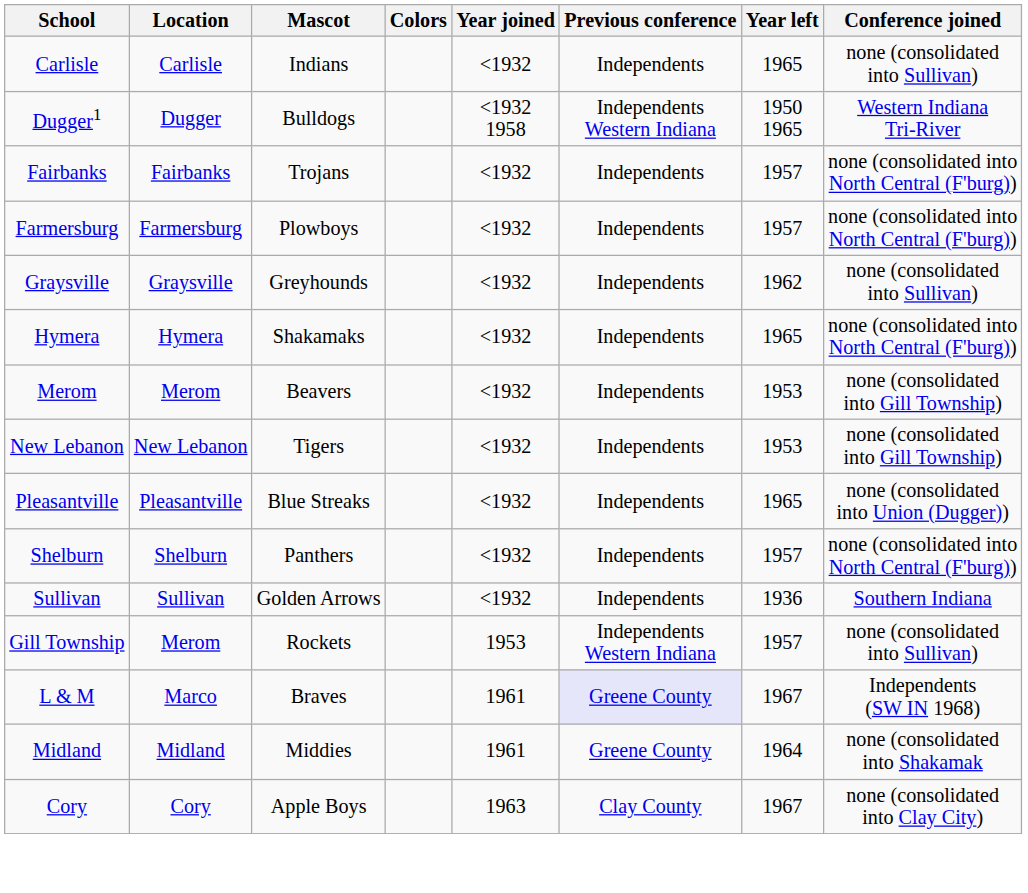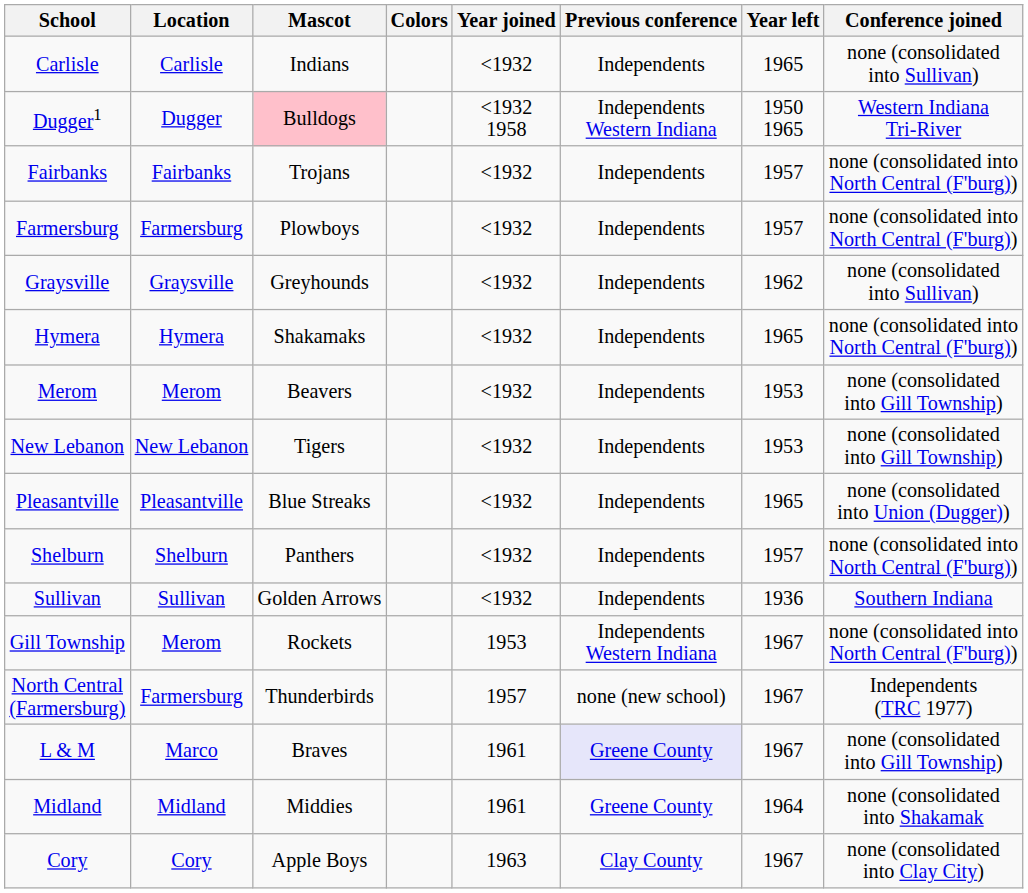(319, 118) no background -> (319, 118) pink background
(782, 642) 1957 -> (783, 642) 1967
(923, 642) none (consolidated into Sullivan) -> (923, 642) none (consolidated into North Central (F'burg))
+ row: (67, 696)
(923, 696) Independents (SW IN 1968) -> (923, 751) none (consolidated into Gill Township)
